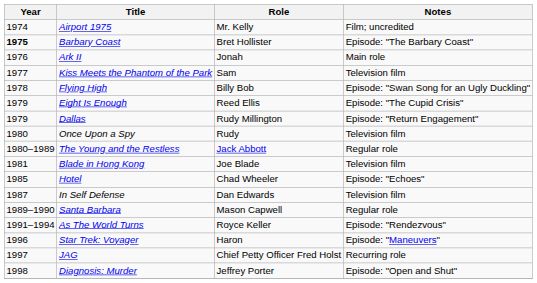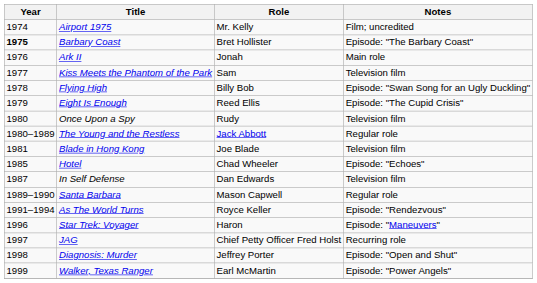- row: (72, 118)
+ row: (106, 270)
